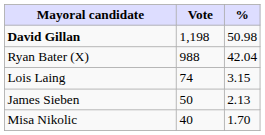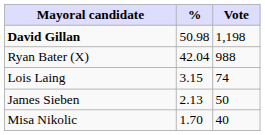columns swapped: (200, 15) <-> (242, 15)
